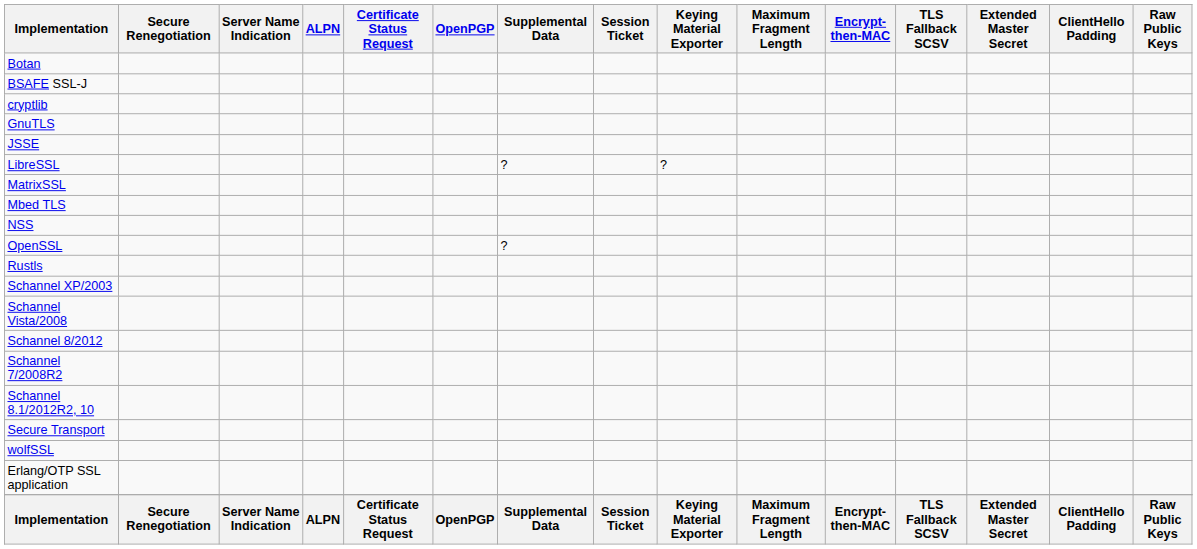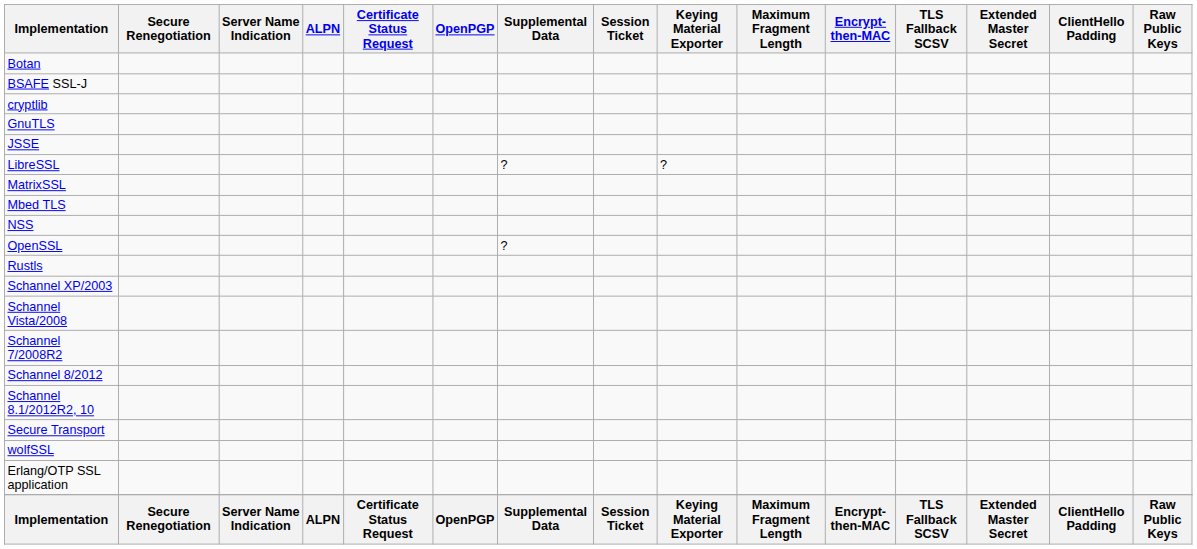rows swapped: (35, 369) <-> (55, 341)
